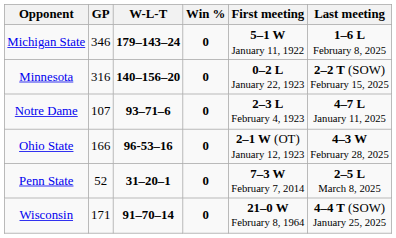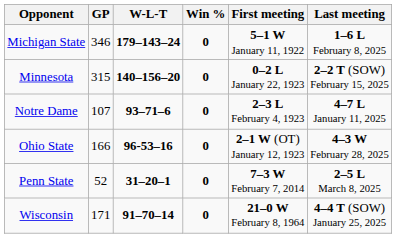(101, 76) 316 -> (101, 76) 315
